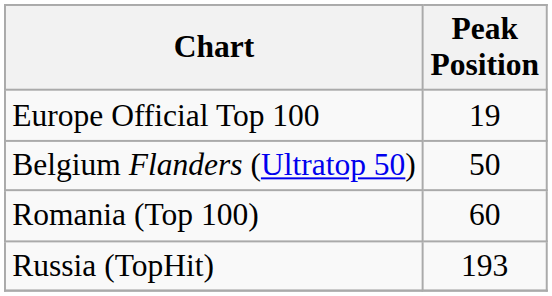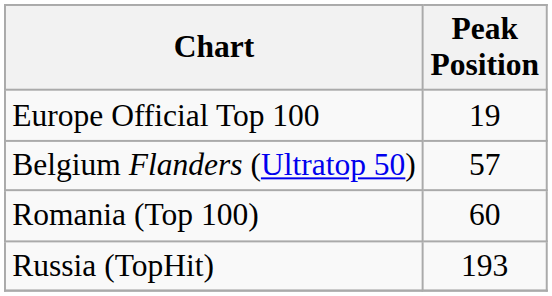(485, 164) 50 -> (485, 164) 57
